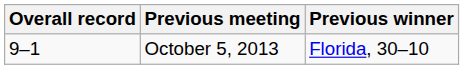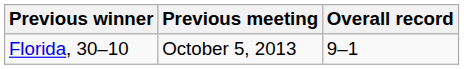columns swapped: (72, 19) <-> (381, 19)
